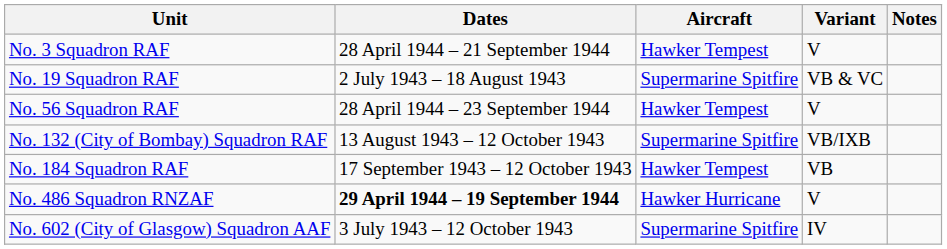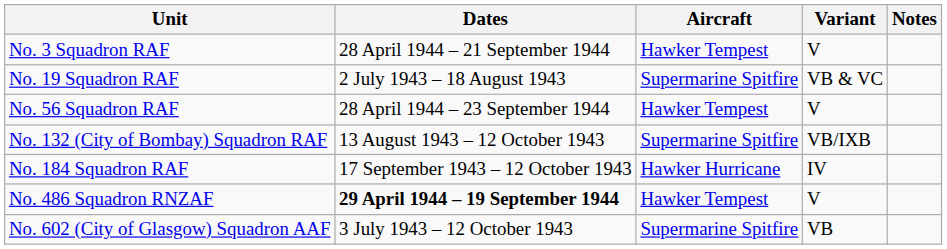(704, 169) Hawker Tempest -> (710, 169) Hawker Hurricane
(820, 169) VB -> (817, 169) IV
(710, 199) Hawker Hurricane -> (704, 199) Hawker Tempest
(817, 229) IV -> (820, 229) VB
